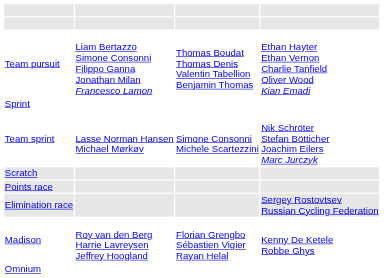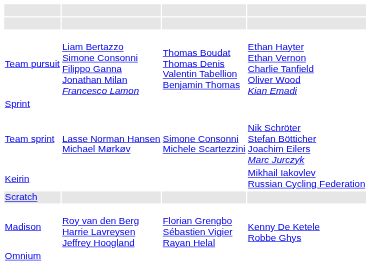+ row: (17, 179)
- row: (29, 186)
- row: (39, 205)
